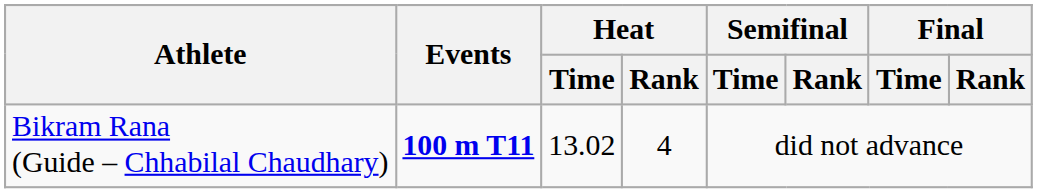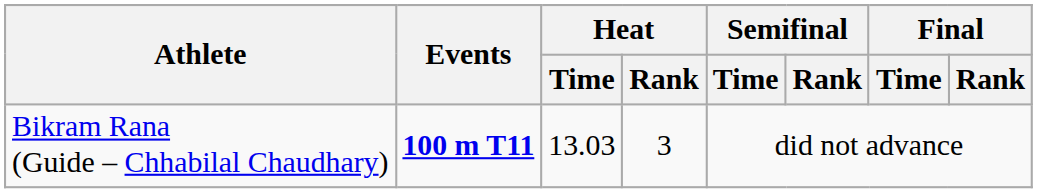(582, 145) 13.02 -> (582, 145) 13.03
(664, 145) 4 -> (664, 145) 3
